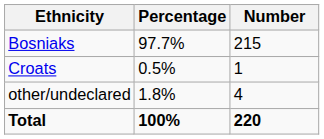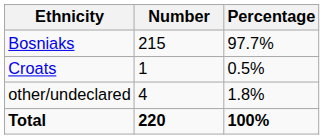columns swapped: (275, 17) <-> (182, 17)
